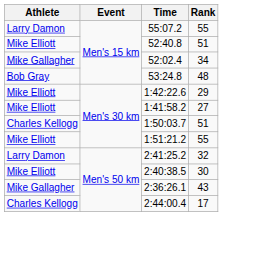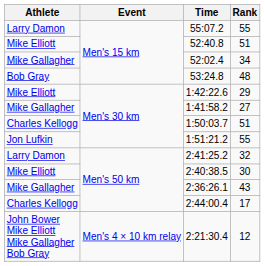(31, 108) Mike Elliott -> (41, 108) Mike Gallagher
(31, 140) Mike Elliott -> (30, 140) Jon Lufkin
+ row: (207, 237)
